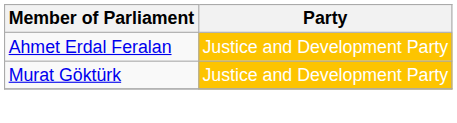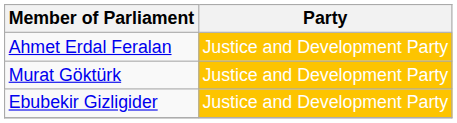+ row: (83, 103)
